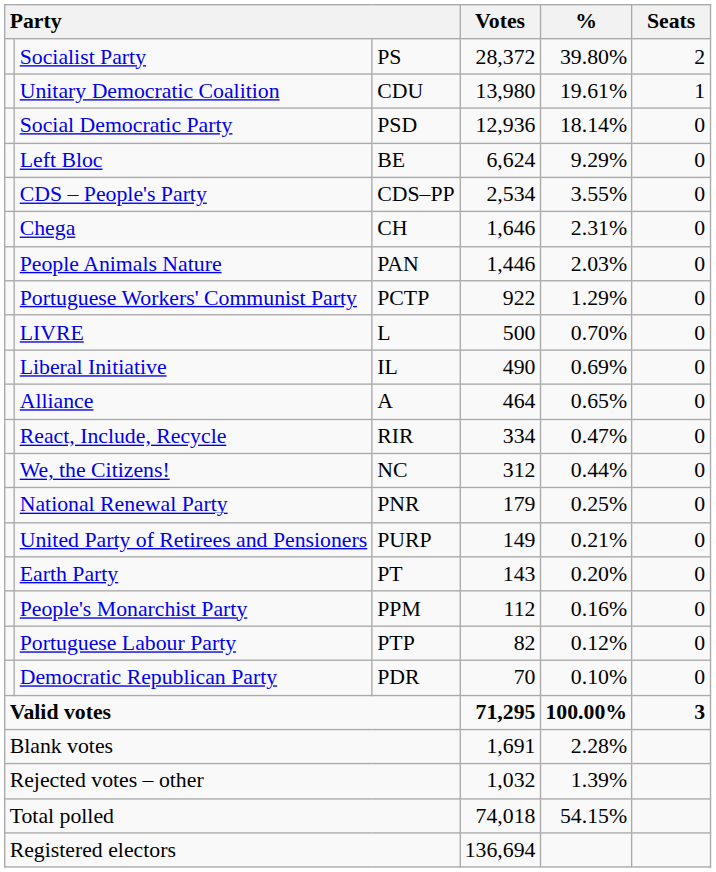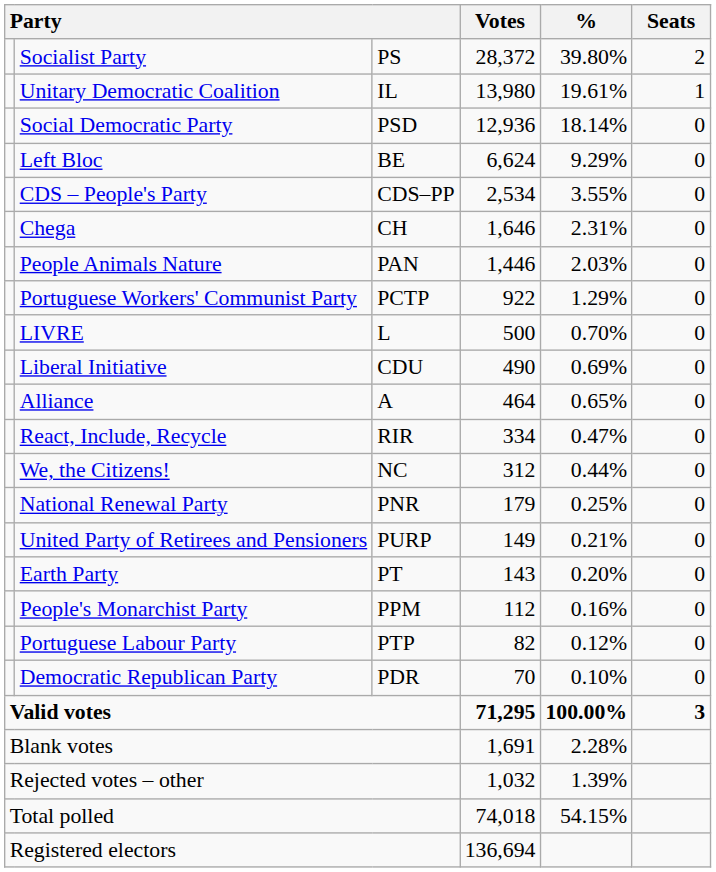(400, 90) CDU -> (388, 90) IL
(388, 366) IL -> (400, 366) CDU
